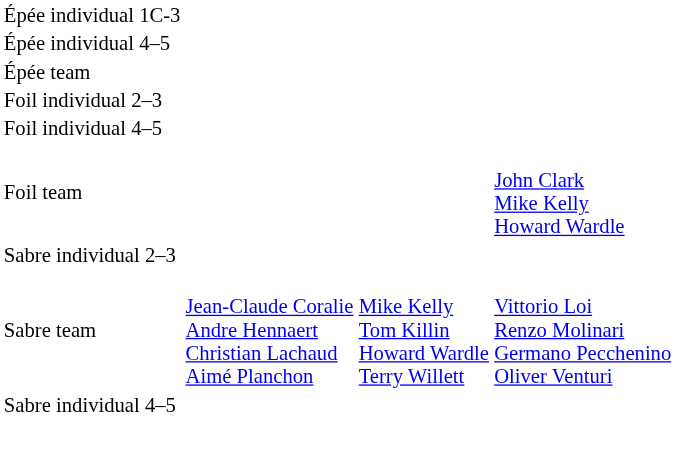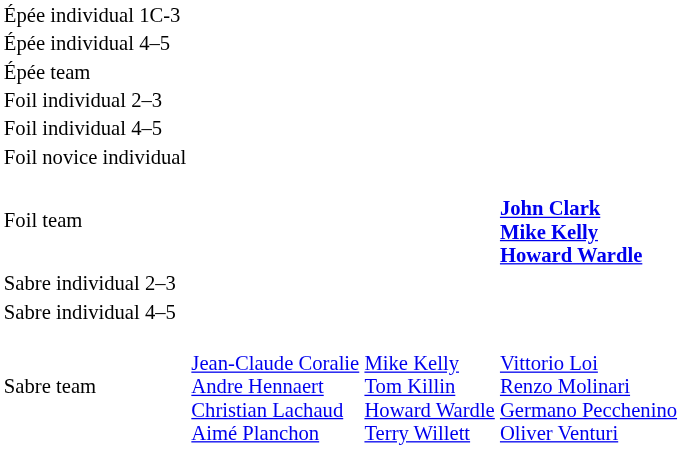+ row: (95, 157)
(559, 203) normal -> (571, 232) bold
rows swapped: (90, 404) <-> (50, 330)
